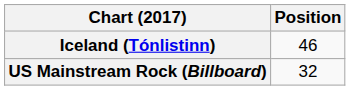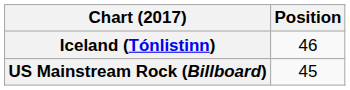(308, 71) 32 -> (308, 71) 45
